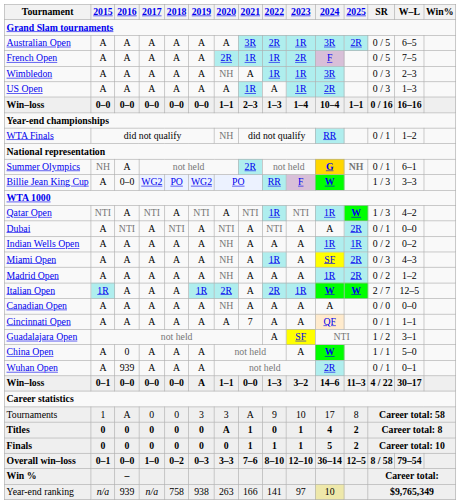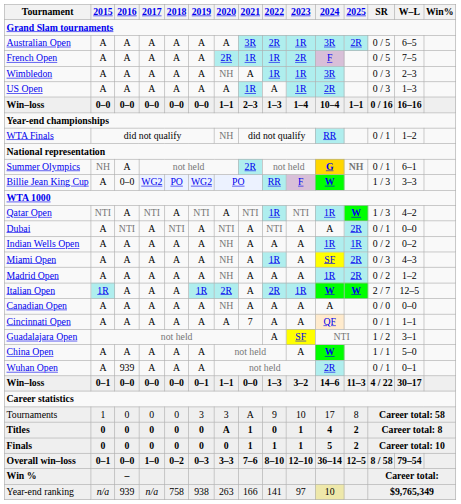(127, 352) 0 -> (127, 352) A
(201, 383) A -> (201, 383) 0–1
(127, 414) A -> (127, 414) 0
